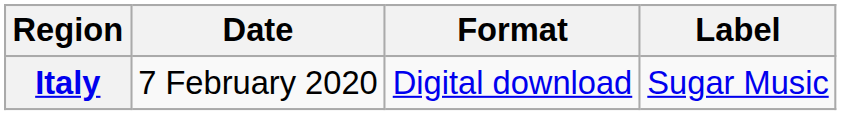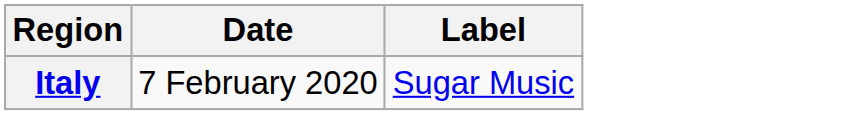- column: (512, 30)
